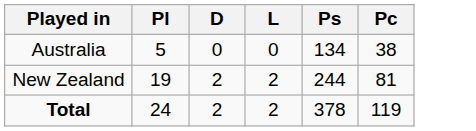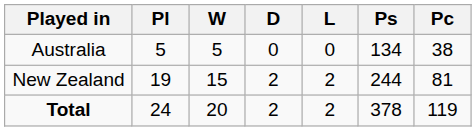+ column: (217, 19)
